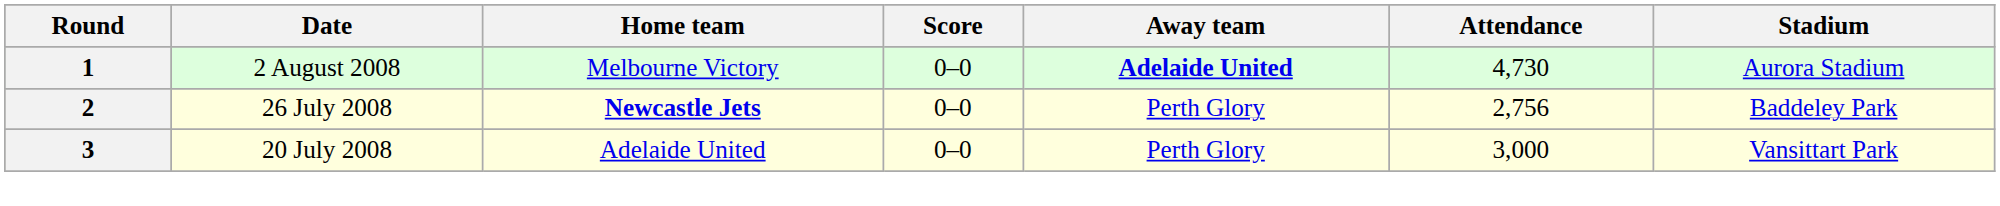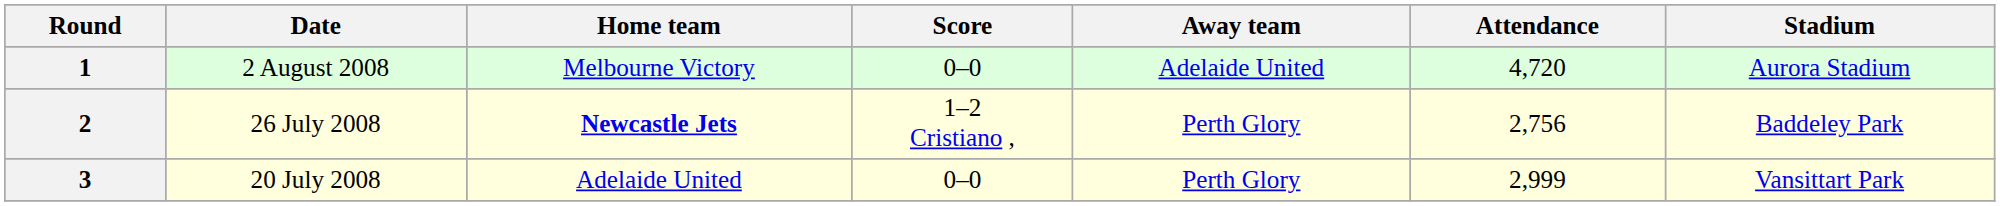(1206, 67) bold -> (1241, 67) normal
(1521, 67) 4,730 -> (1537, 67) 4,720
(953, 108) 0–0 -> (962, 123) 1–2 Cristiano ,
(1521, 150) 3,000 -> (1537, 180) 2,999
